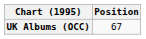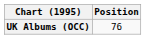(117, 27) 67 -> (117, 27) 76
